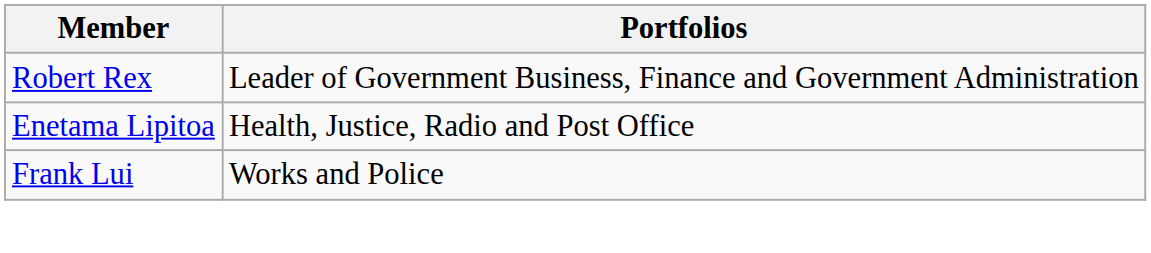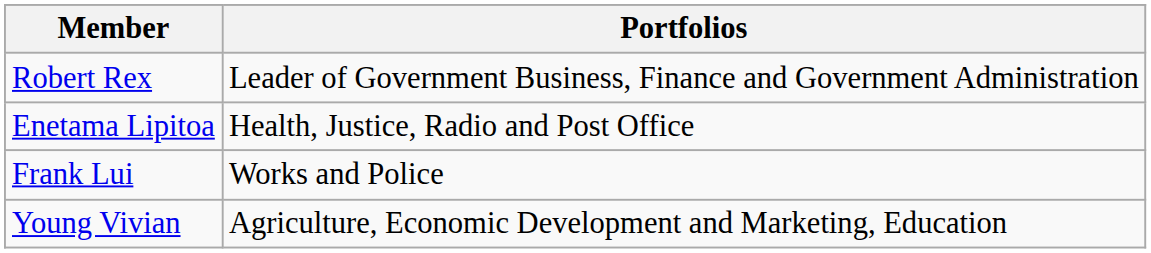+ row: (96, 222)
